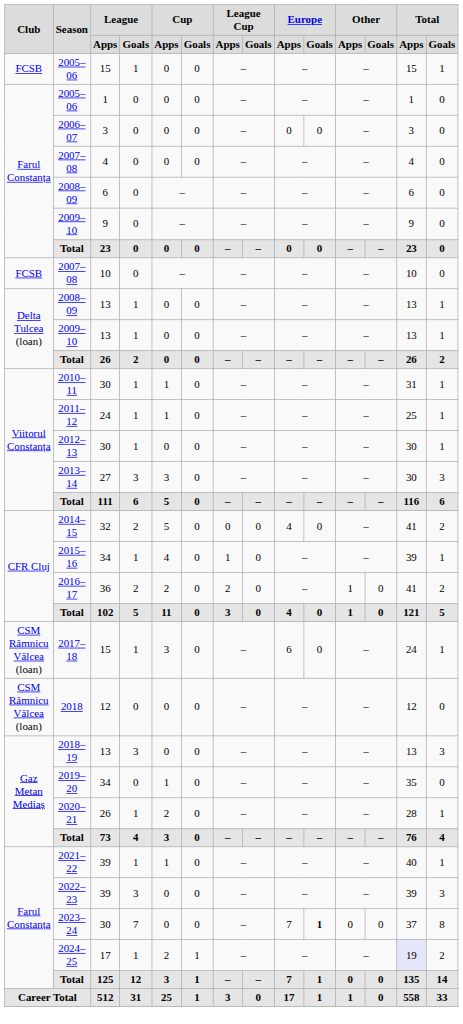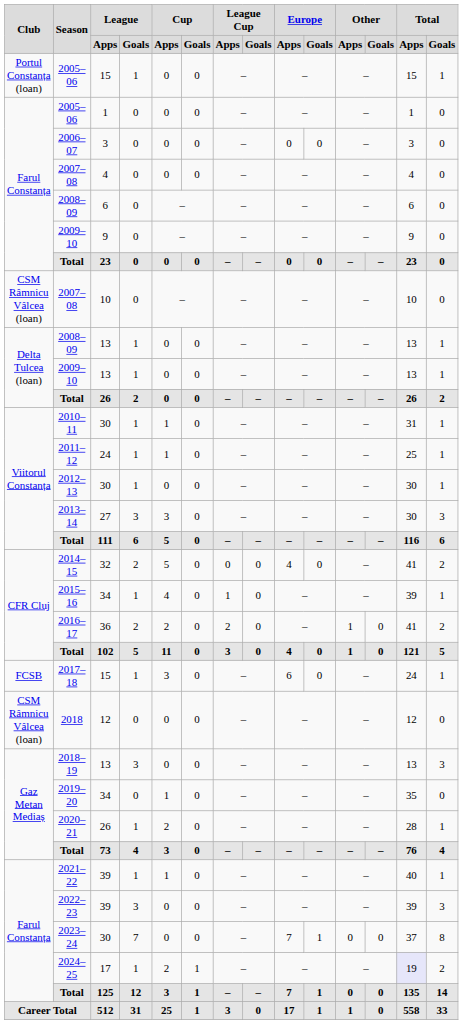(29, 69) FCSB -> (29, 75) Portul Constanța (loan)
(29, 273) FCSB -> (29, 299) CSM Râmnicu Vâlcea (loan)
(29, 650) CSM Râmnicu Vâlcea (loan) -> (29, 676) FCSB
(319, 924) bold -> (319, 937) normal
